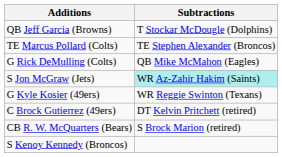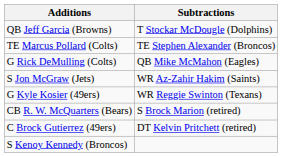(198, 78) paleturquoise background -> (198, 78) no background
rows swapped: (69, 128) <-> (61, 111)
